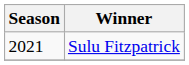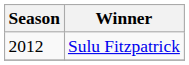(26, 45) 2021 -> (26, 45) 2012
